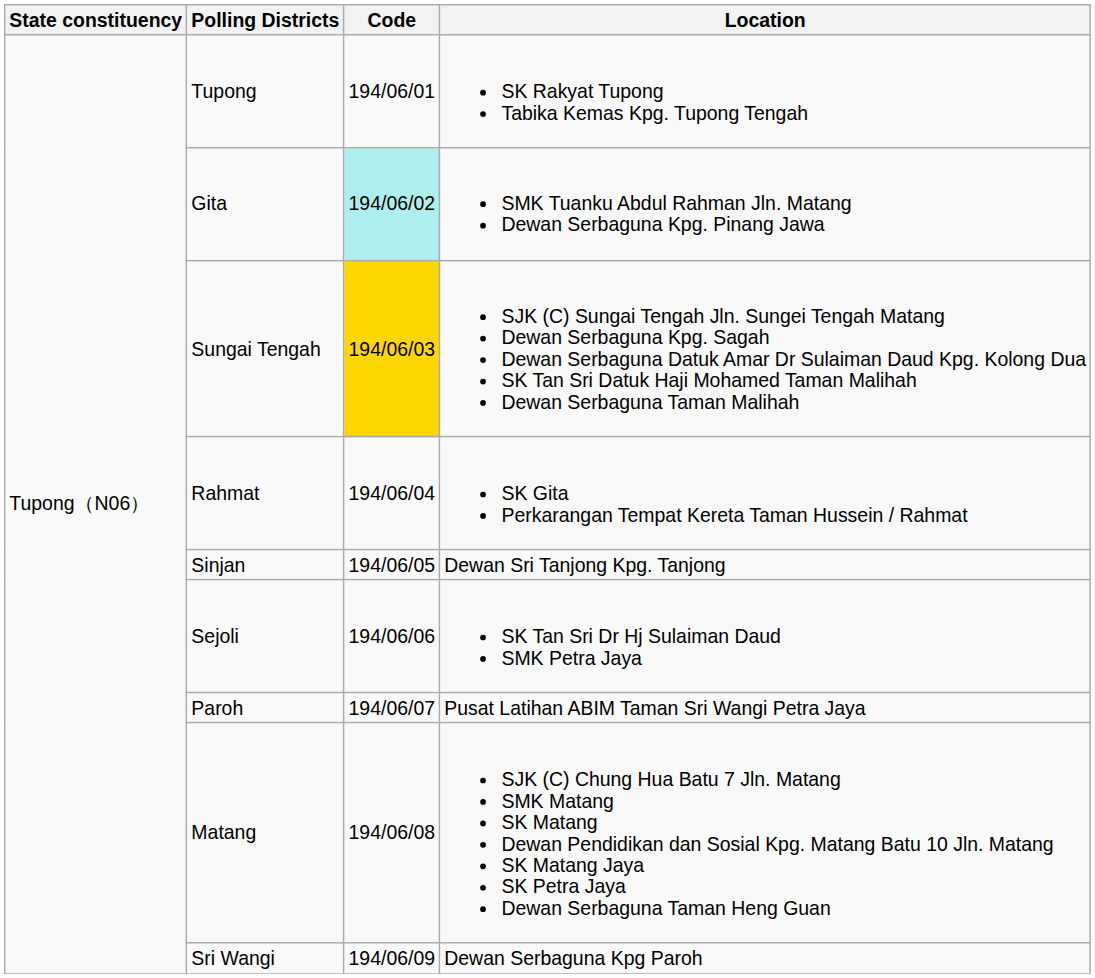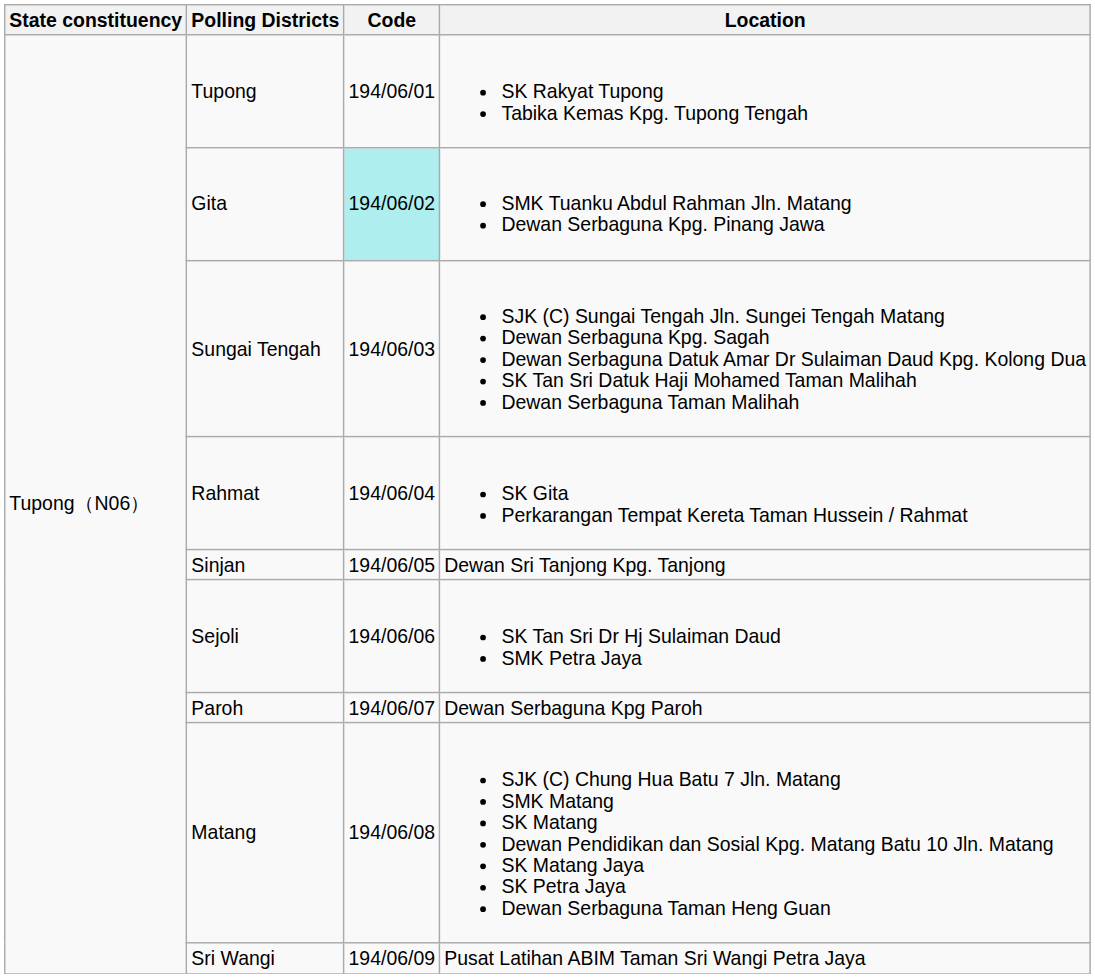(392, 348) gold background -> (392, 348) no background
(655, 707) Pusat Latihan ABIM Taman Sri Wangi Petra Jaya -> (573, 707) Dewan Serbaguna Kpg Paroh
(573, 958) Dewan Serbaguna Kpg Paroh -> (655, 958) Pusat Latihan ABIM Taman Sri Wangi Petra Jaya
